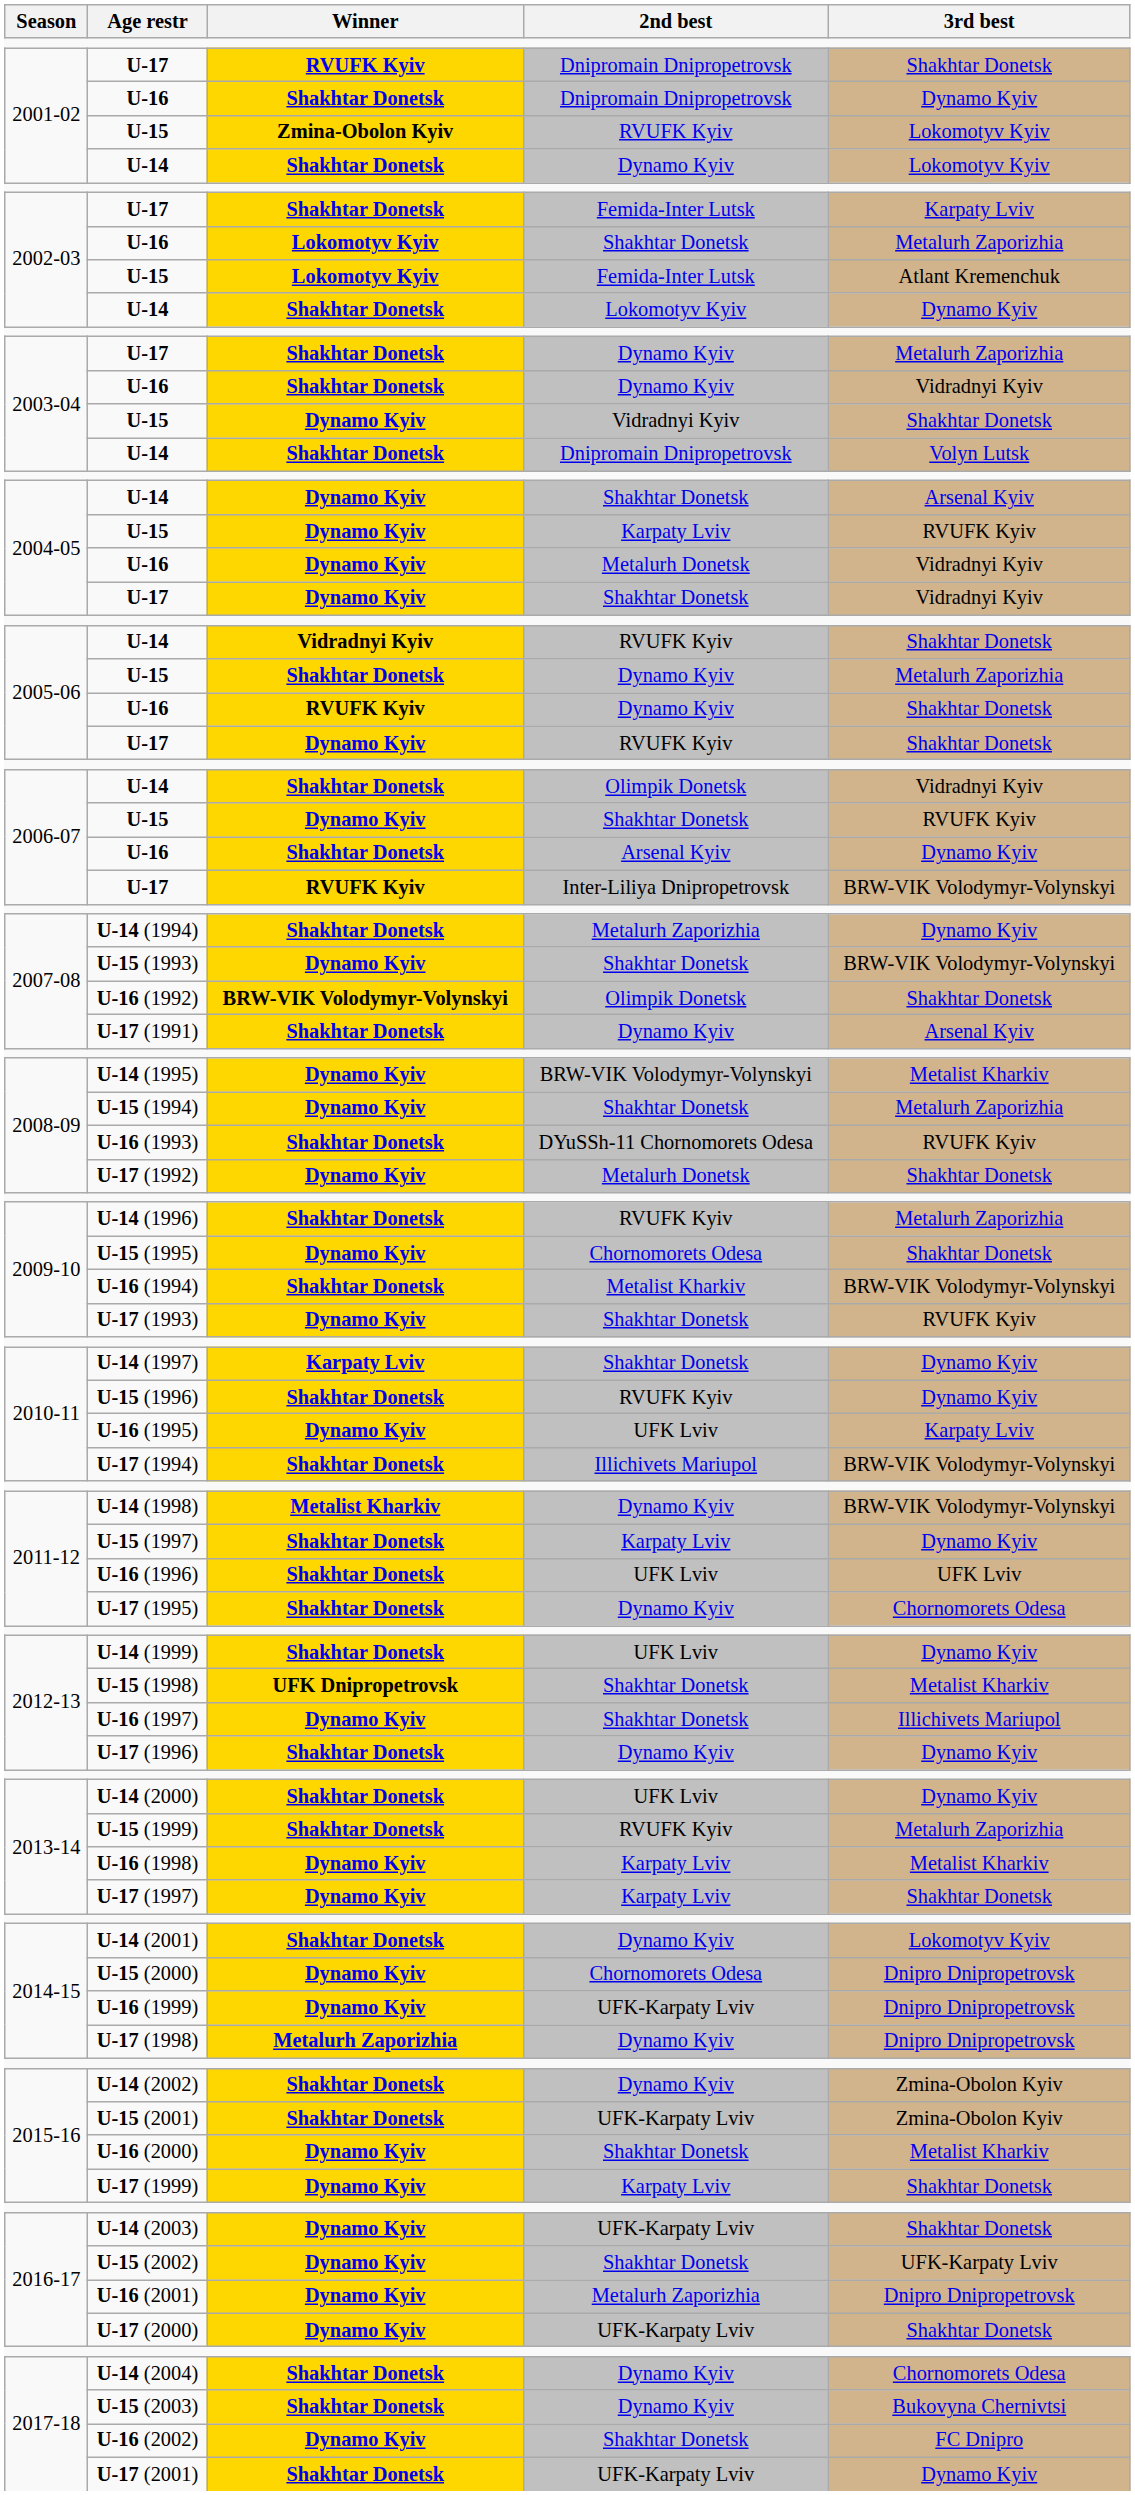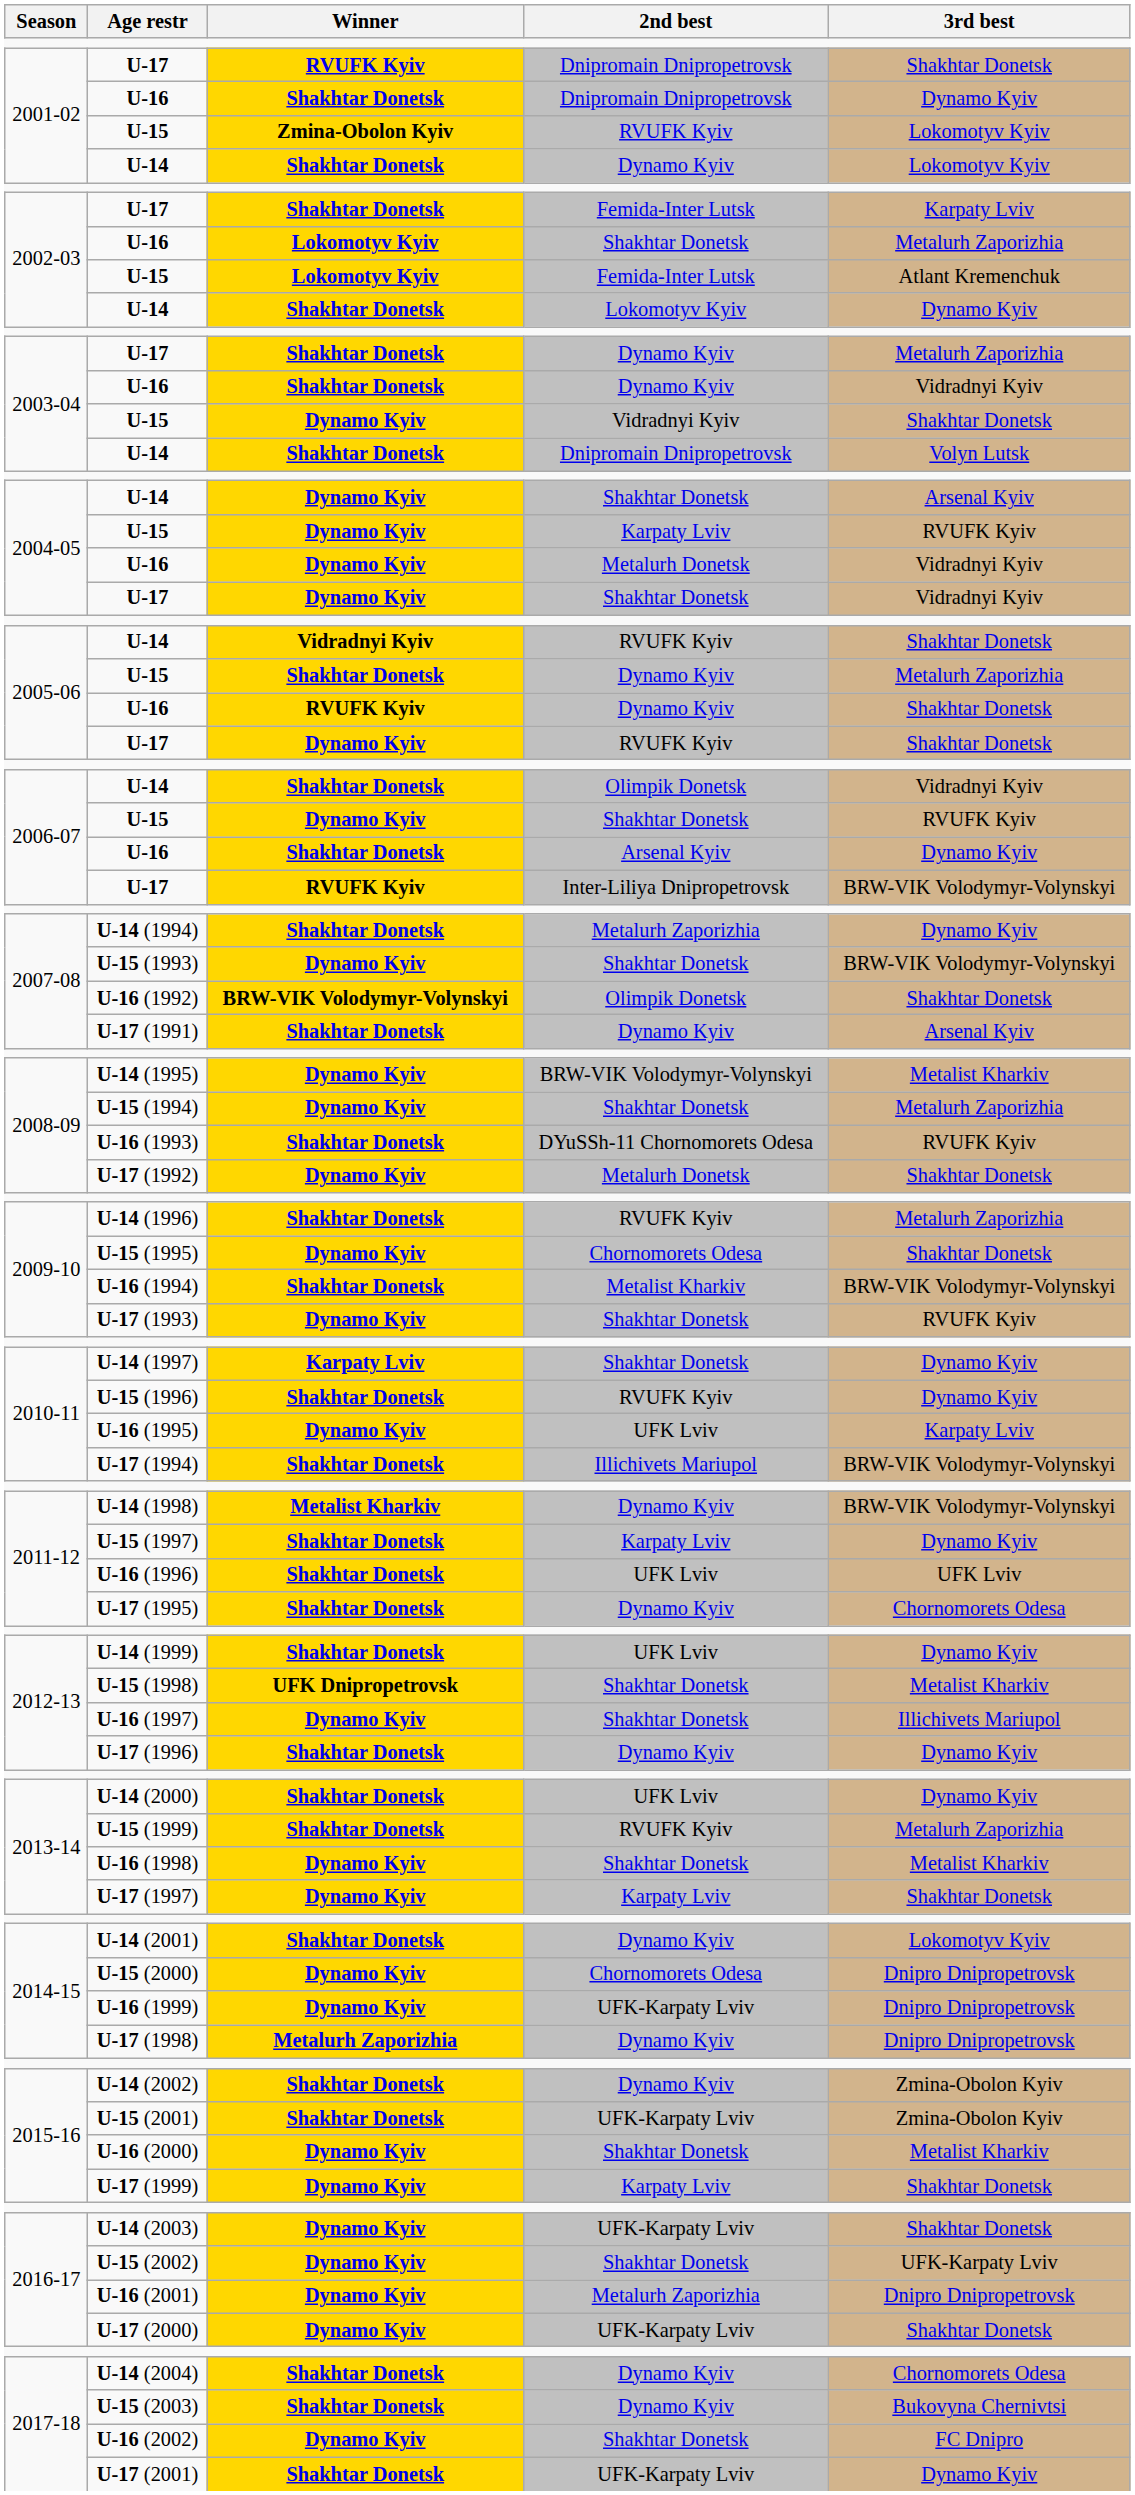(676, 1862) Karpaty Lviv -> (676, 1862) Shakhtar Donetsk
